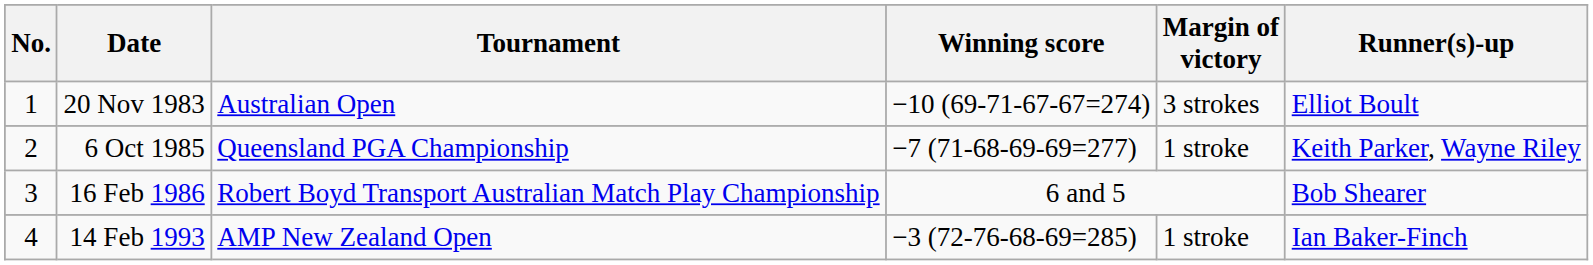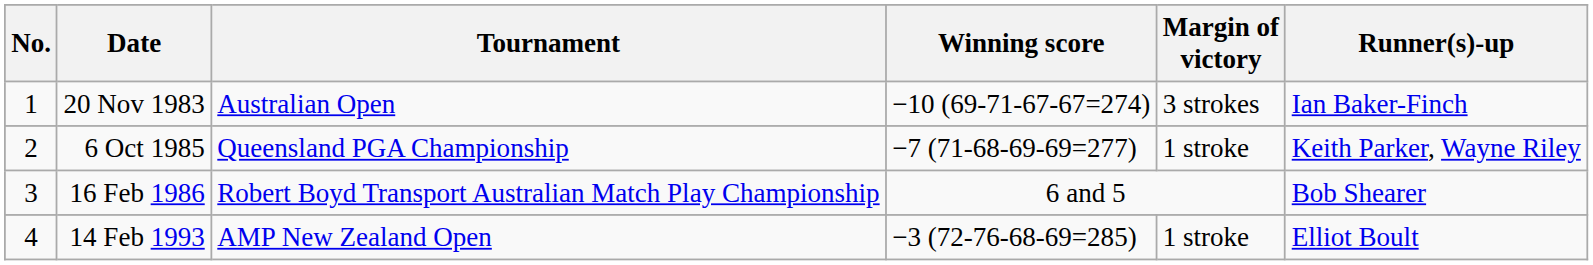(1355, 103) Elliot Boult -> (1380, 103) Ian Baker-Finch
(1380, 237) Ian Baker-Finch -> (1355, 237) Elliot Boult
